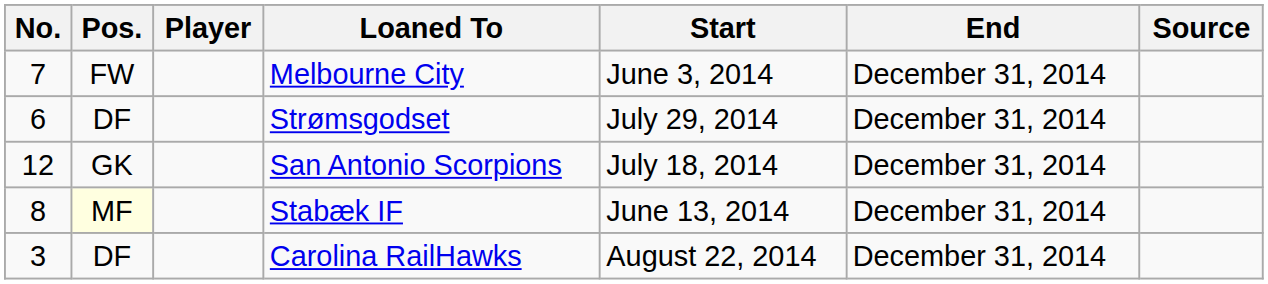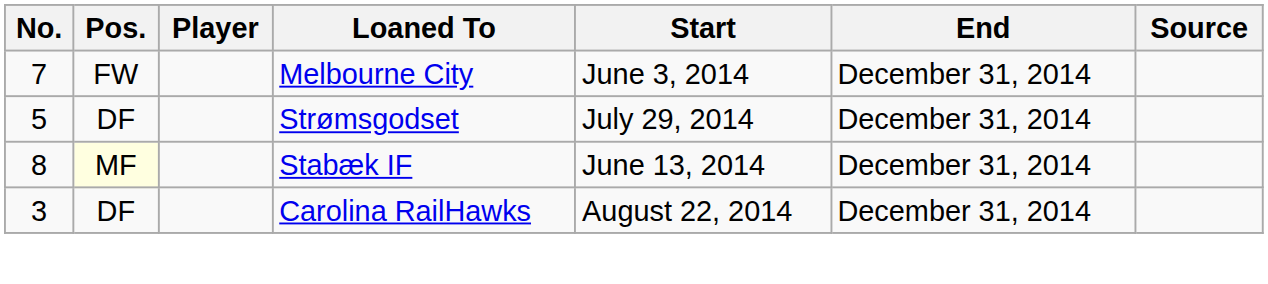(38, 119) 6 -> (39, 119) 5
- row: (416, 165)
